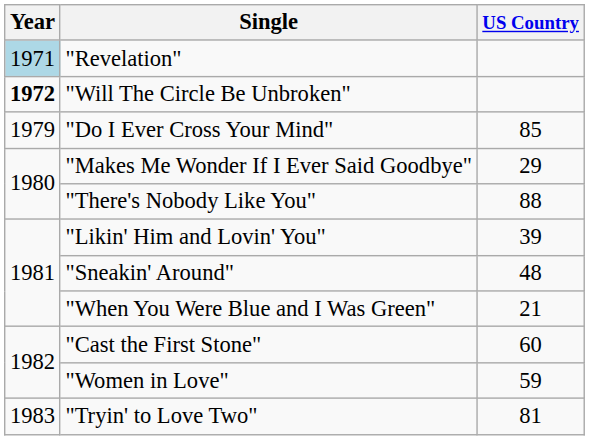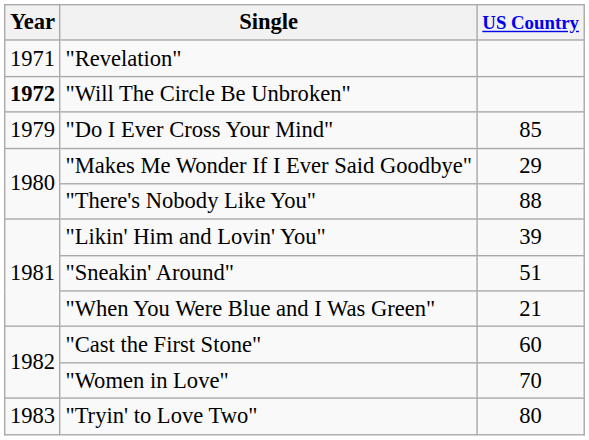(32, 58) lightblue background -> (32, 58) no background
(531, 272) 48 -> (531, 272) 51
(531, 380) 59 -> (531, 380) 70
(531, 415) 81 -> (531, 415) 80
